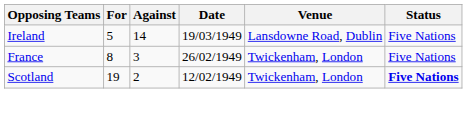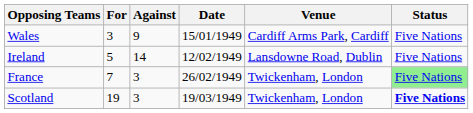+ row: (23, 35)
(212, 35) 19/03/1949 -> (212, 56) 12/02/1949
(110, 56) 8 -> (110, 77) 7
(422, 56) no background -> (428, 77) lightgreen background
(136, 77) 2 -> (136, 98) 3
(212, 77) 12/02/1949 -> (212, 98) 19/03/1949
